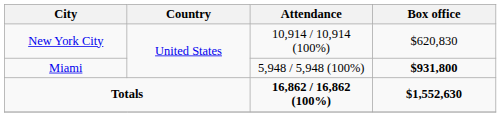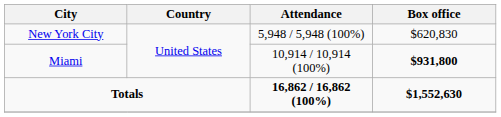(311, 41) 10,914 / 10,914 (100%) -> (311, 34) 5,948 / 5,948 (100%)
(311, 68) 5,948 / 5,948 (100%) -> (311, 61) 10,914 / 10,914 (100%)
